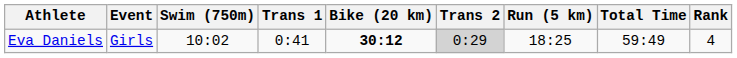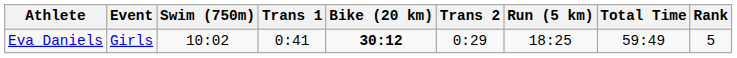(470, 41) lightgrey background -> (470, 41) no background
(711, 41) 4 -> (711, 41) 5
